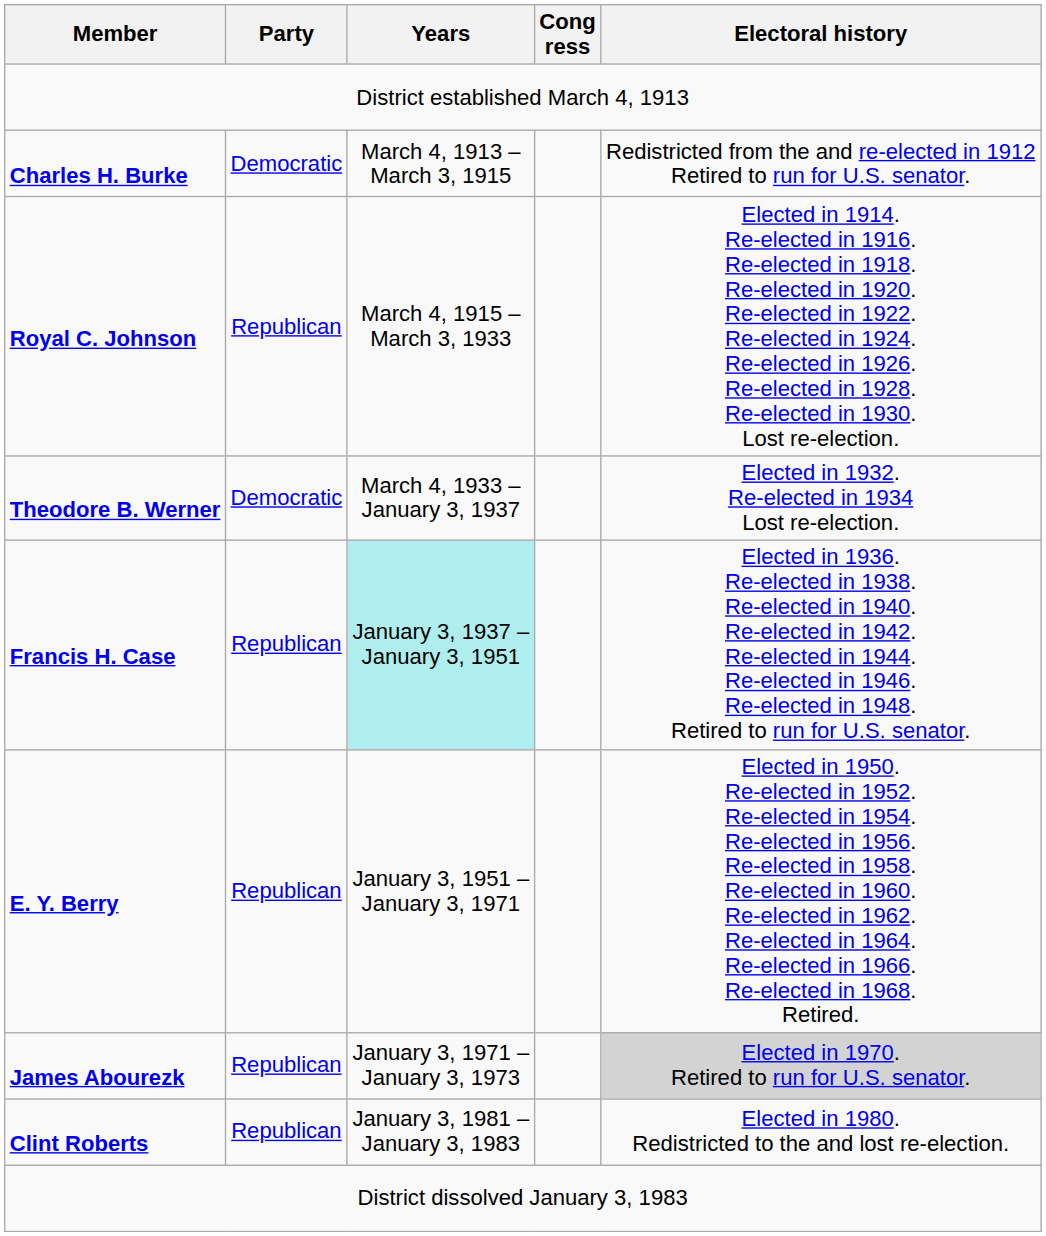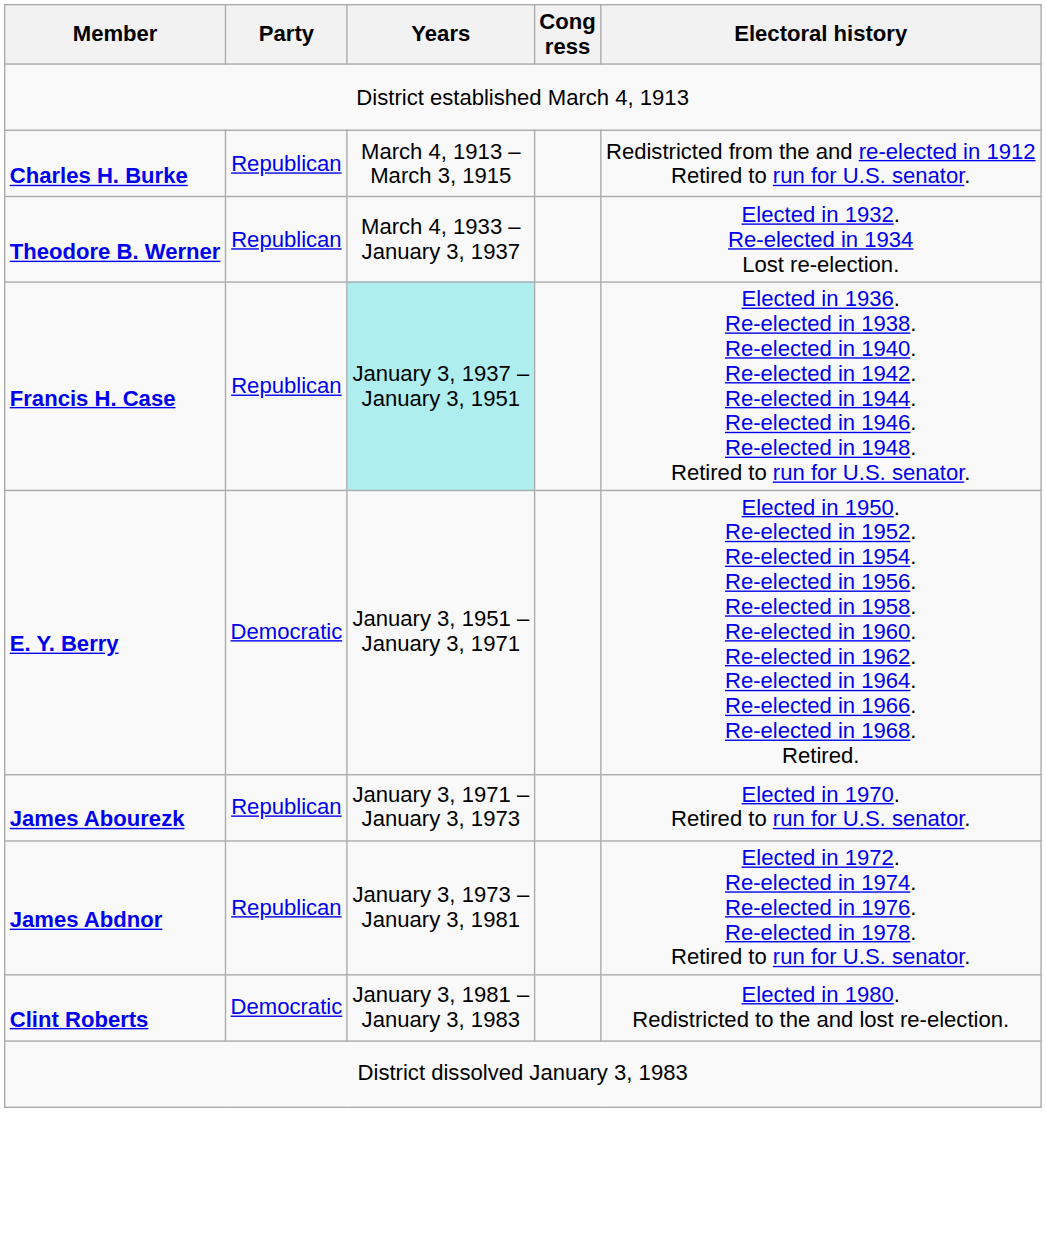(286, 163) Democratic -> (286, 163) Republican
- row: (103, 338)
(286, 497) Democratic -> (286, 239) Republican
(286, 890) Republican -> (286, 632) Democratic
(821, 1065) lightgrey background -> (821, 806) no background
+ row: (86, 919)
(286, 1131) Republican -> (286, 1007) Democratic
